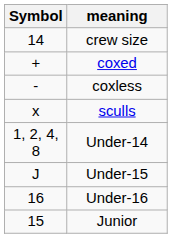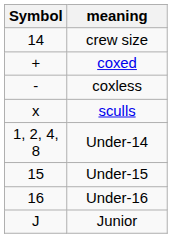(36, 174) J -> (36, 174) 15
(36, 221) 15 -> (36, 221) J
